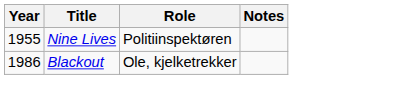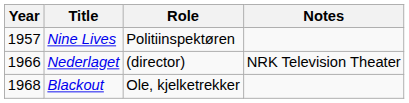(24, 39) 1955 -> (24, 39) 1957
+ row: (83, 62)
(24, 62) 1986 -> (24, 86) 1968
